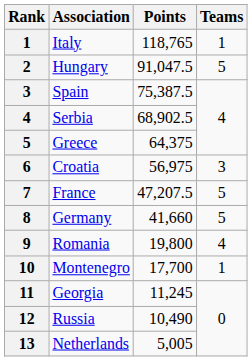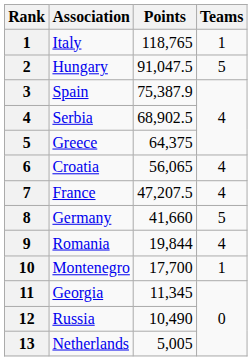(165, 92) 75,387.5 -> (165, 92) 75,387.9
(171, 167) 56,975 -> (171, 167) 56,065
(222, 167) 3 -> (222, 167) 4
(222, 192) 5 -> (222, 192) 4
(171, 243) 19,800 -> (171, 243) 19,844
(171, 293) 11,245 -> (171, 293) 11,345
